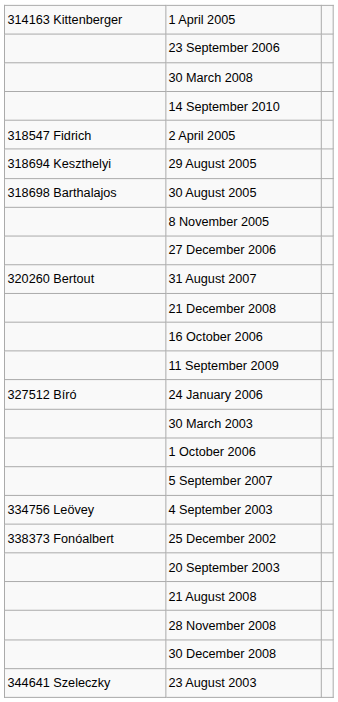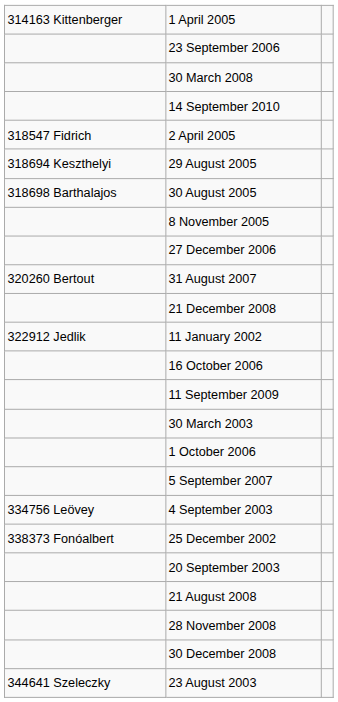+ row: (215, 337)
- row: (216, 394)
